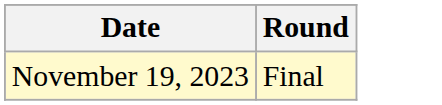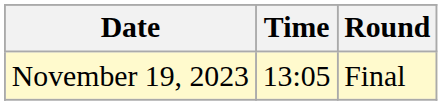+ column: (297, 28)
